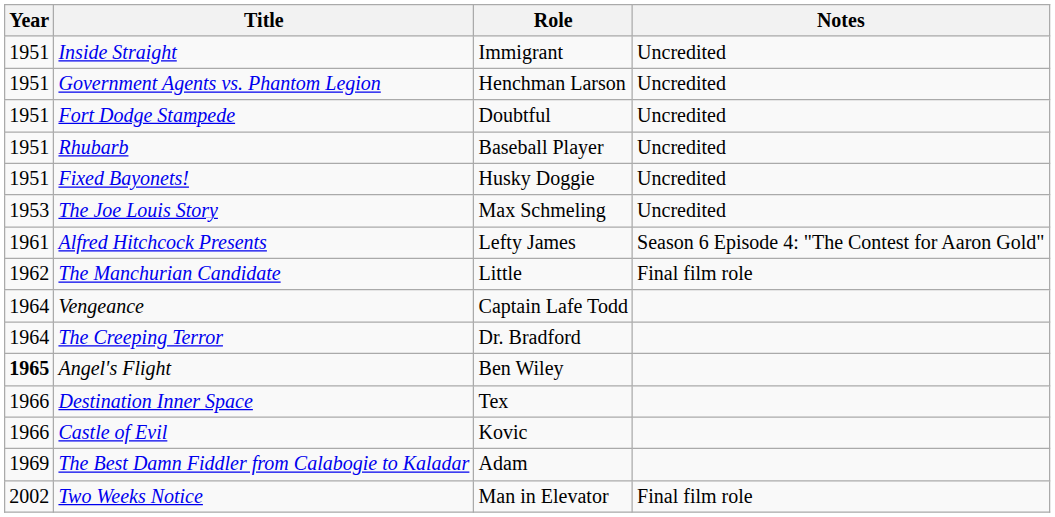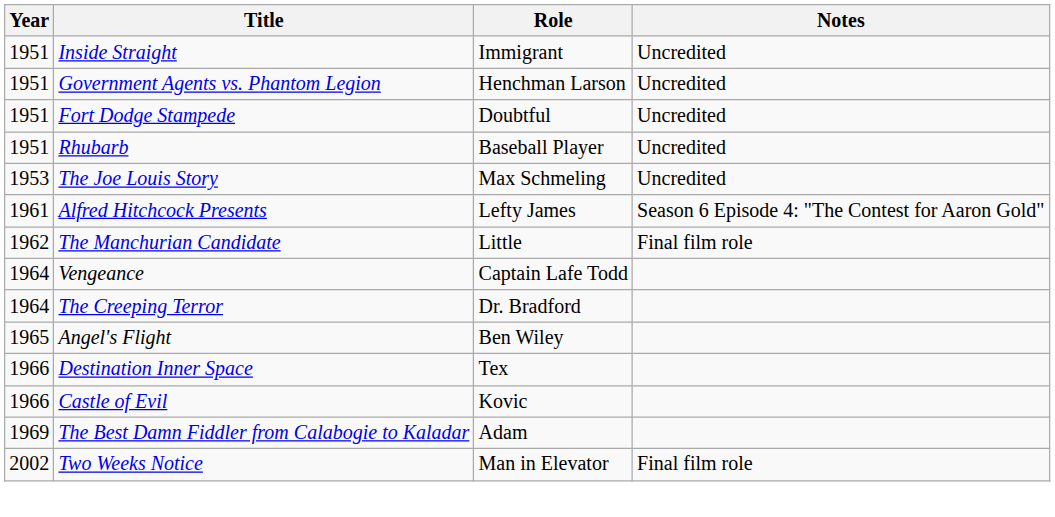- row: (124, 178)
(29, 369) bold -> (29, 337) normal
